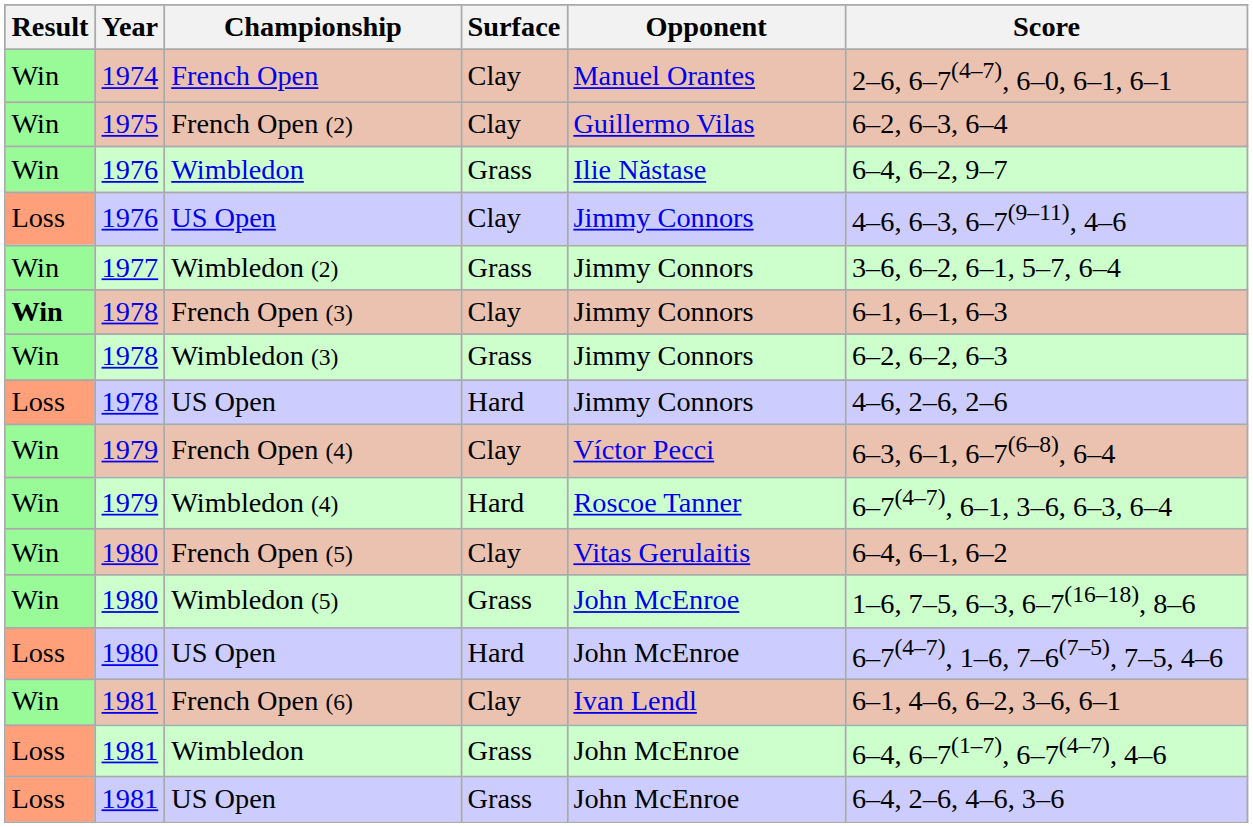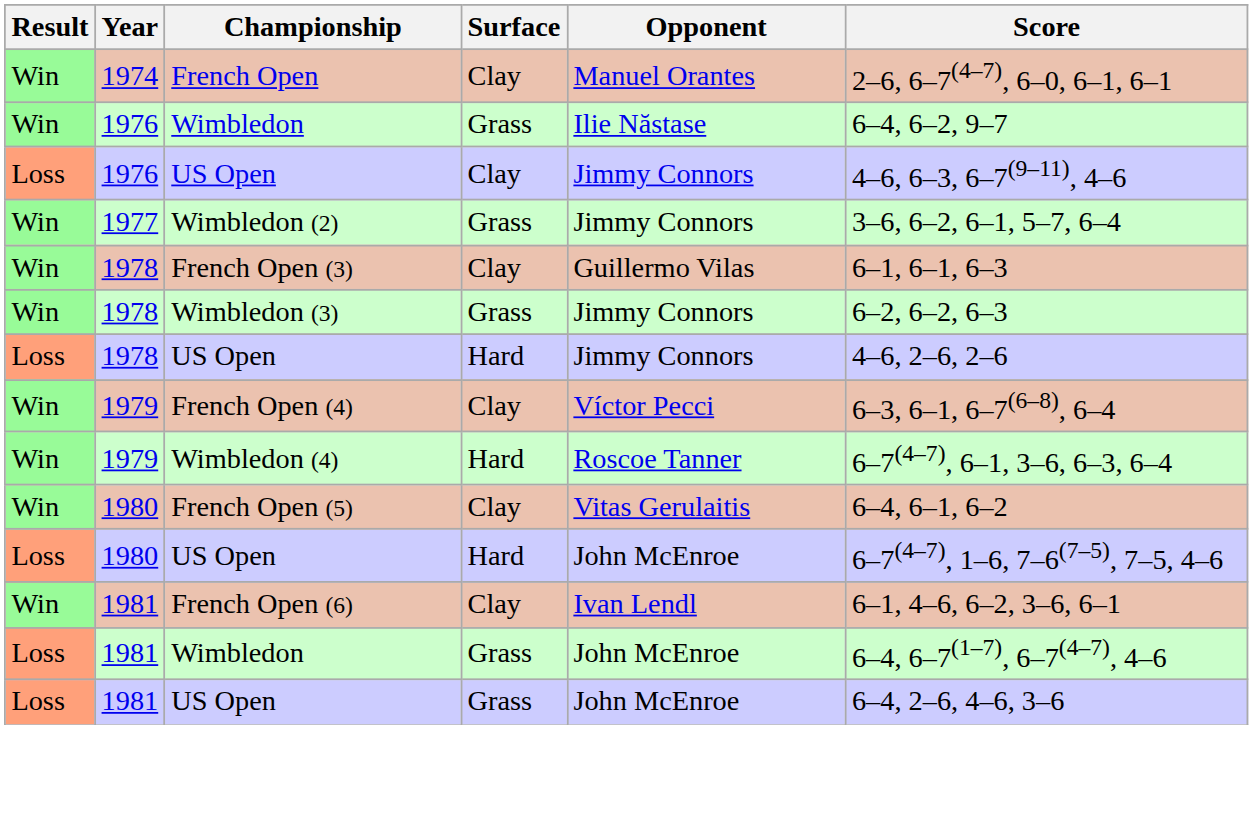- row: (130, 124)
(37, 311) bold -> (35, 266) normal
(663, 311) Jimmy Connors -> (664, 266) Guillermo Vilas
- row: (130, 600)
